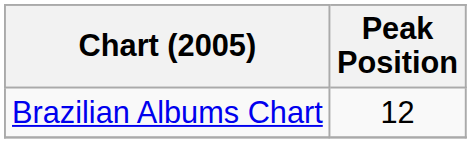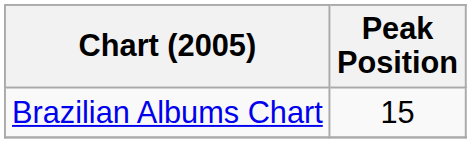(398, 112) 12 -> (398, 112) 15
